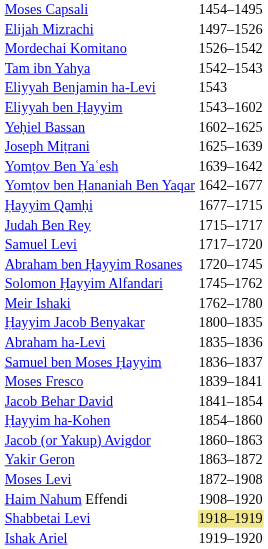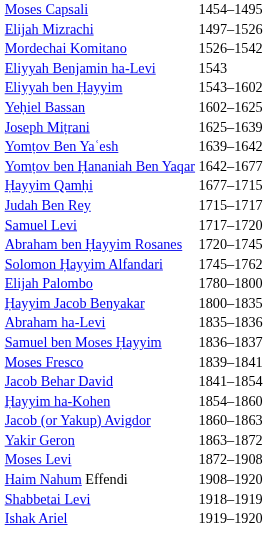- row: (47, 68)
- row: (38, 303)
+ row: (49, 283)
(231, 518) khaki background -> (231, 499) no background
